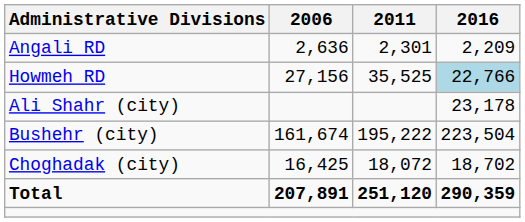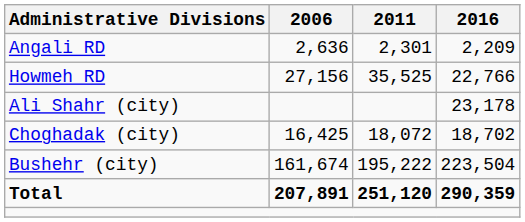(483, 77) lightblue background -> (483, 77) no background
rows swapped: (84, 135) <-> (94, 164)
